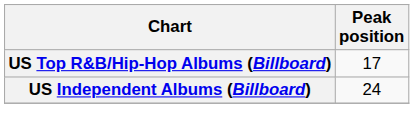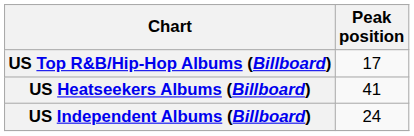+ row: (170, 90)
